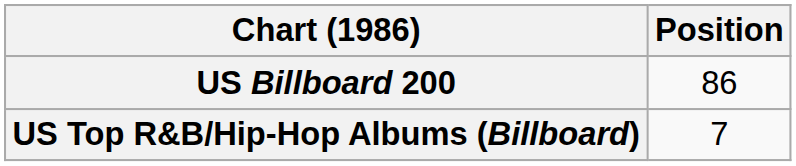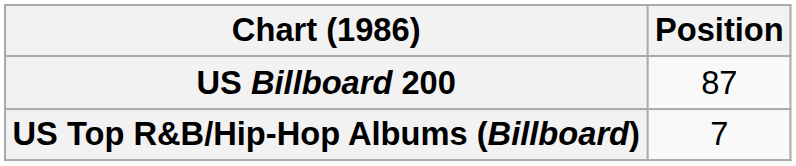(719, 82) 86 -> (719, 82) 87
